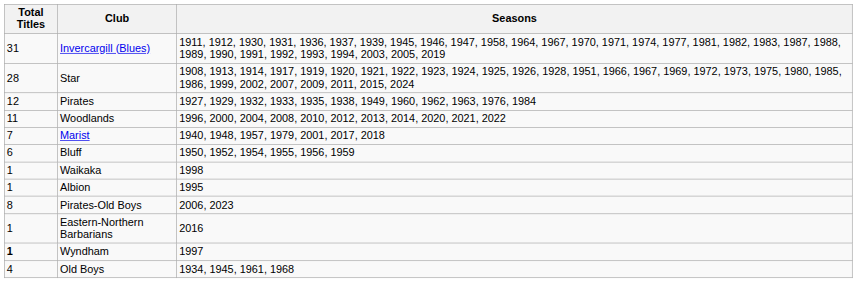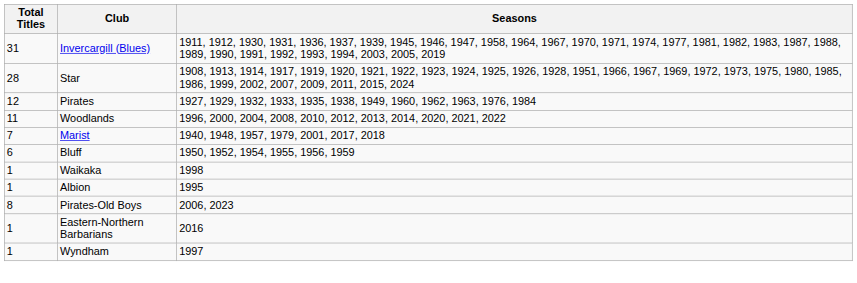(10, 251) bold -> (10, 251) normal
- row: (82, 269)
